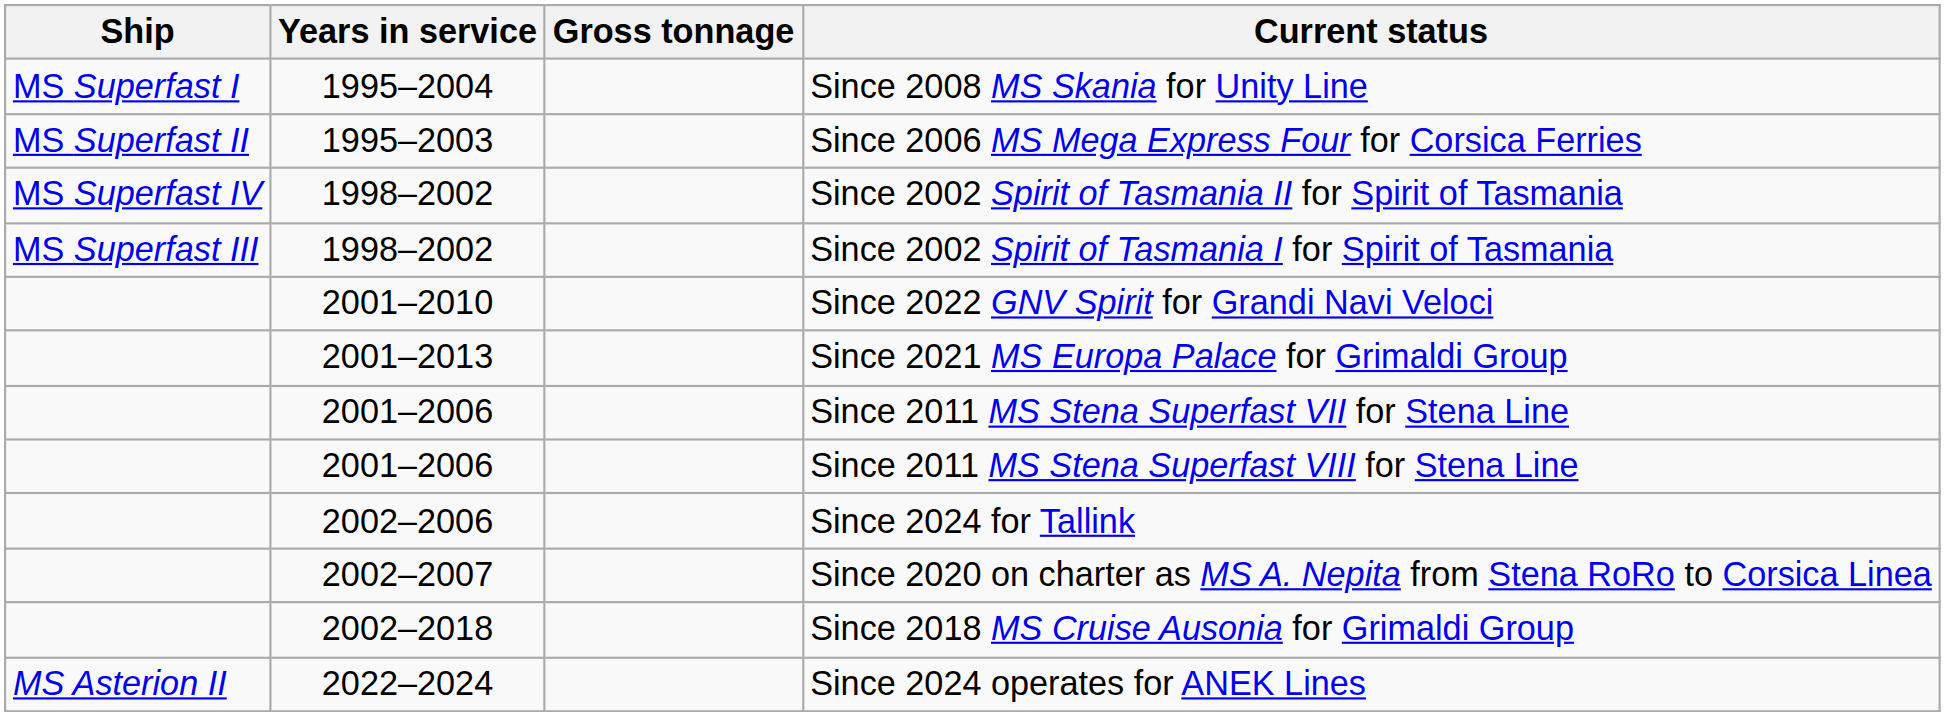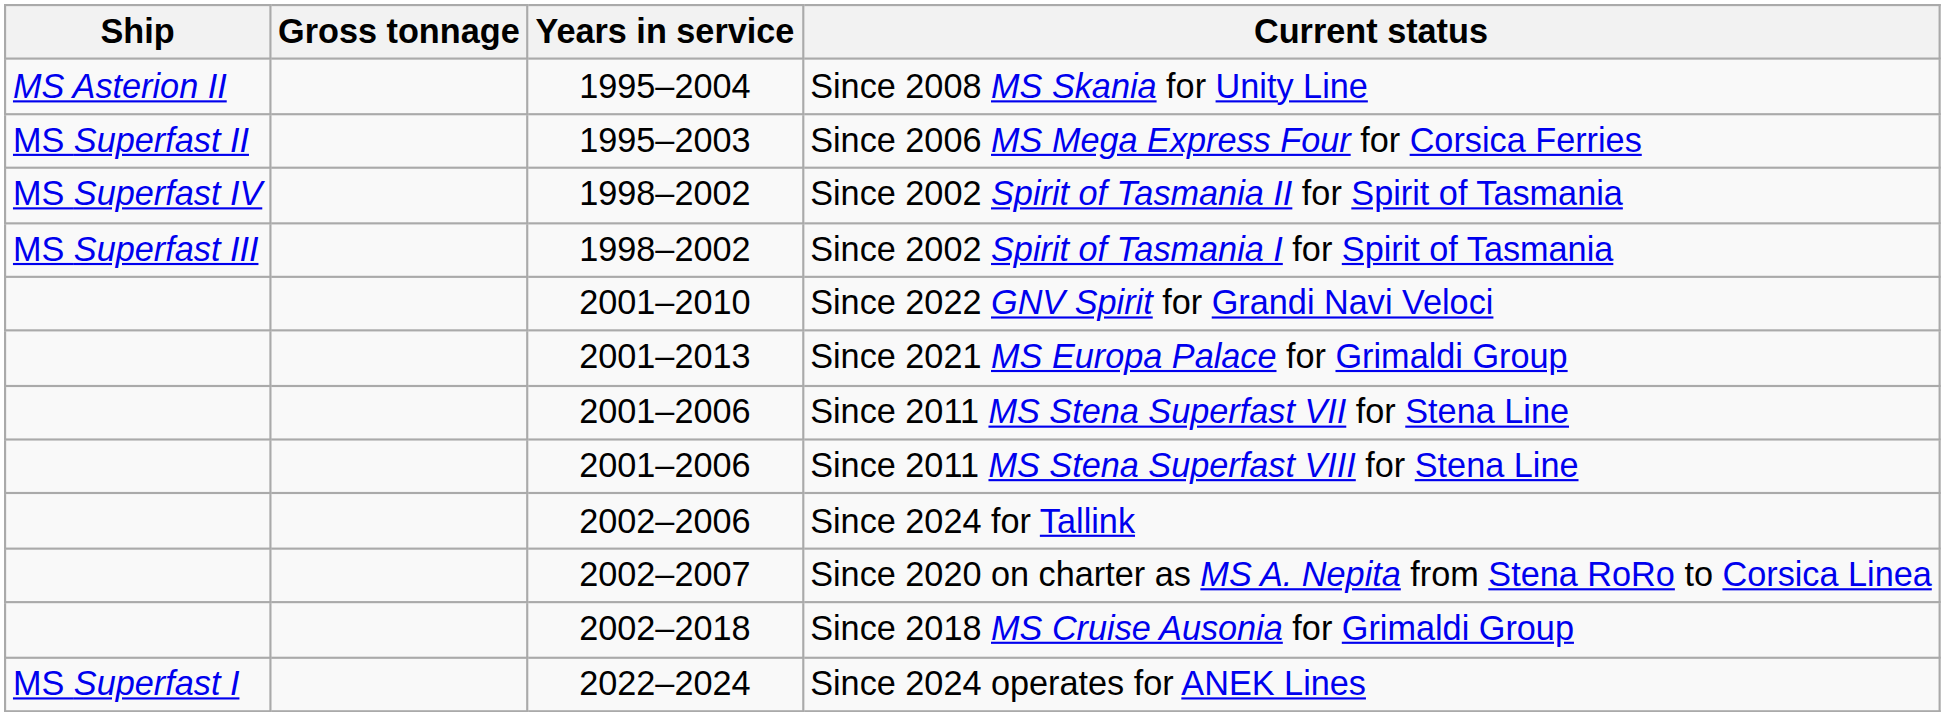columns swapped: (408, 31) <-> (674, 31)
(126, 85) MS Superfast I -> (120, 85) MS Asterion II
(120, 683) MS Asterion II -> (126, 683) MS Superfast I
